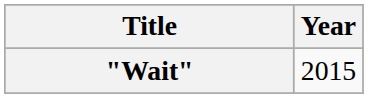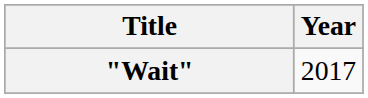(328, 70) 2015 -> (328, 70) 2017
